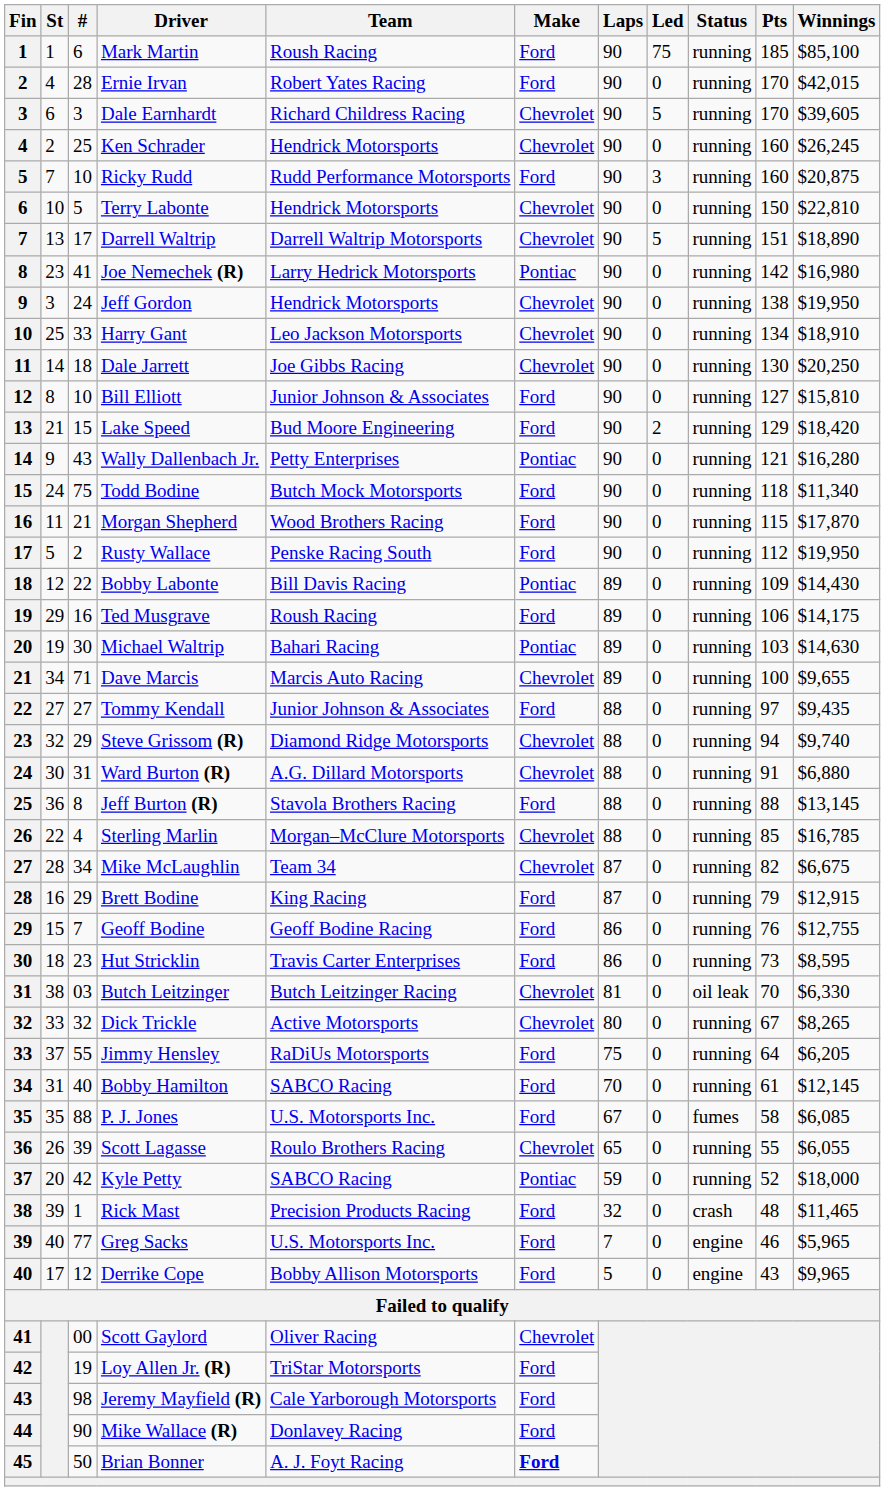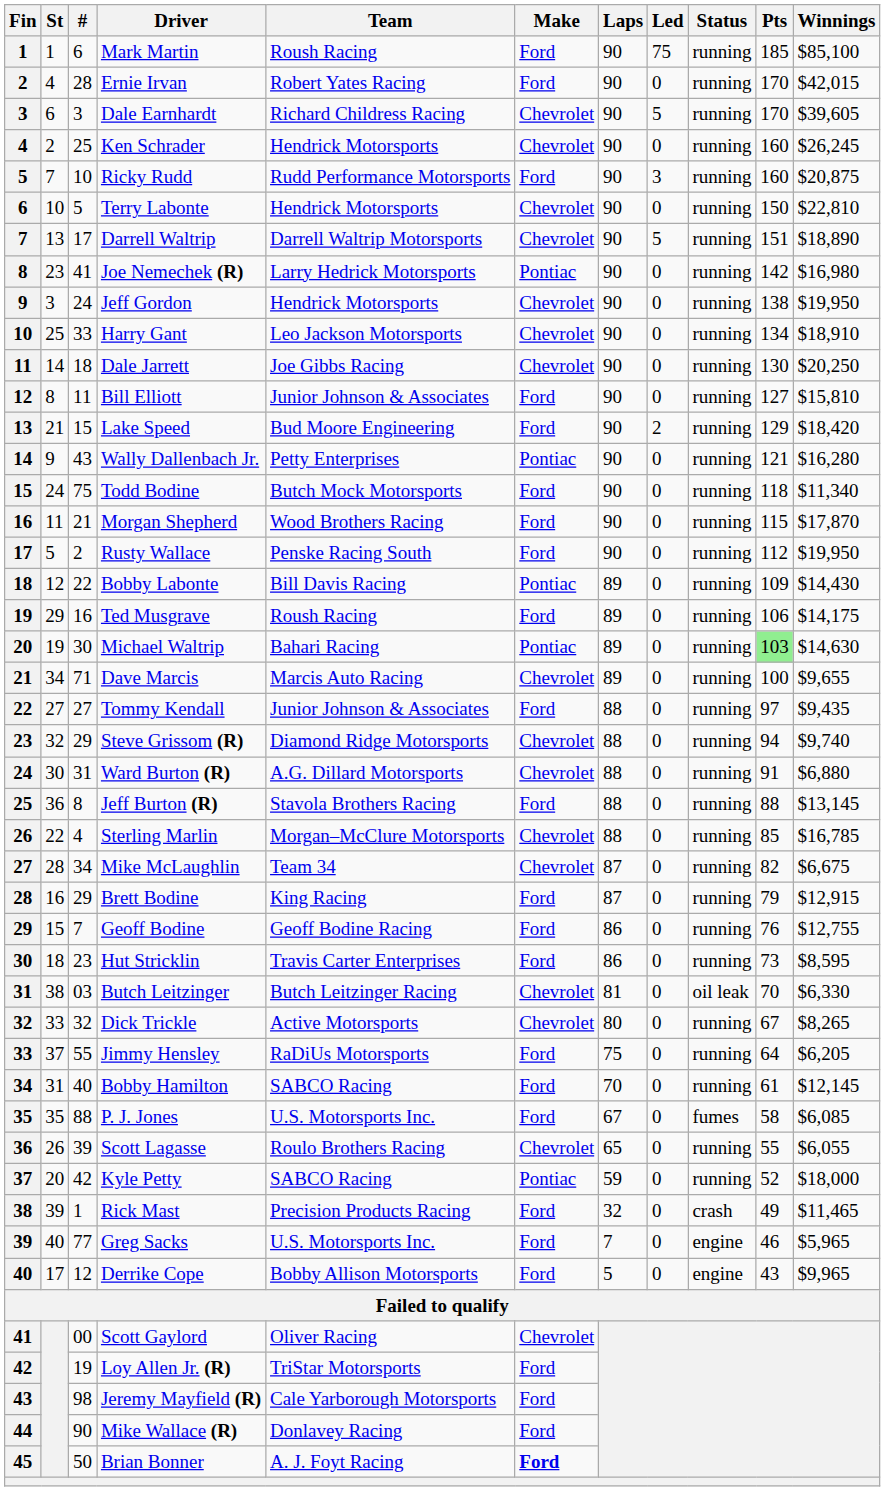(83, 396) 10 -> (82, 396) 11
(775, 646) no background -> (775, 646) lightgreen background
(770, 1210) 48 -> (770, 1210) 49
